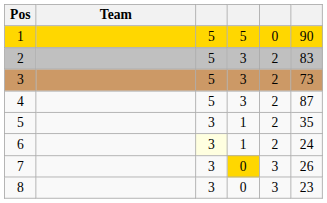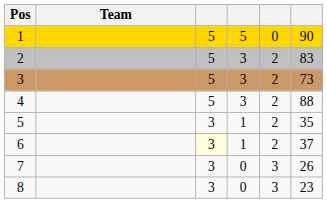(307, 101) 87 -> (307, 101) 88
(307, 144) 24 -> (307, 144) 37
(243, 166) gold background -> (243, 166) no background
